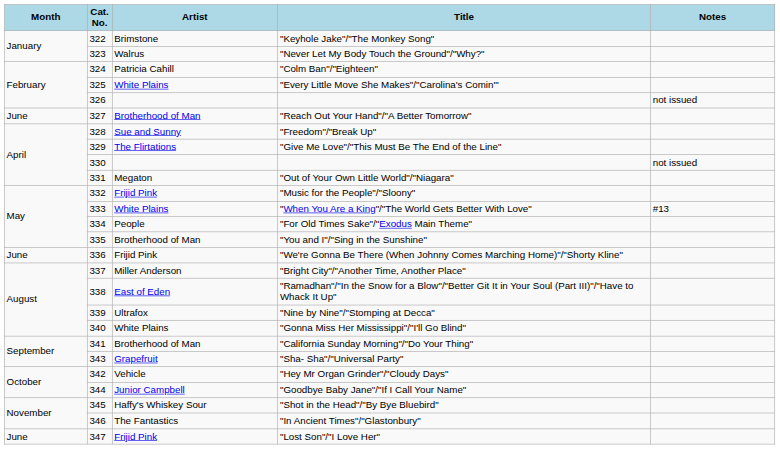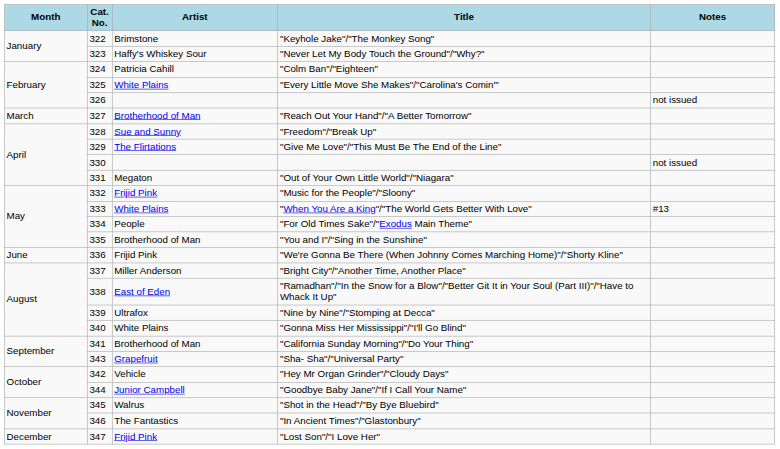(129, 54) Walrus -> (160, 54) Haffy's Whiskey Sour
(17, 116) June -> (20, 116) March
(160, 405) Haffy's Whiskey Sour -> (129, 405) Walrus
(17, 436) June -> (29, 436) December
